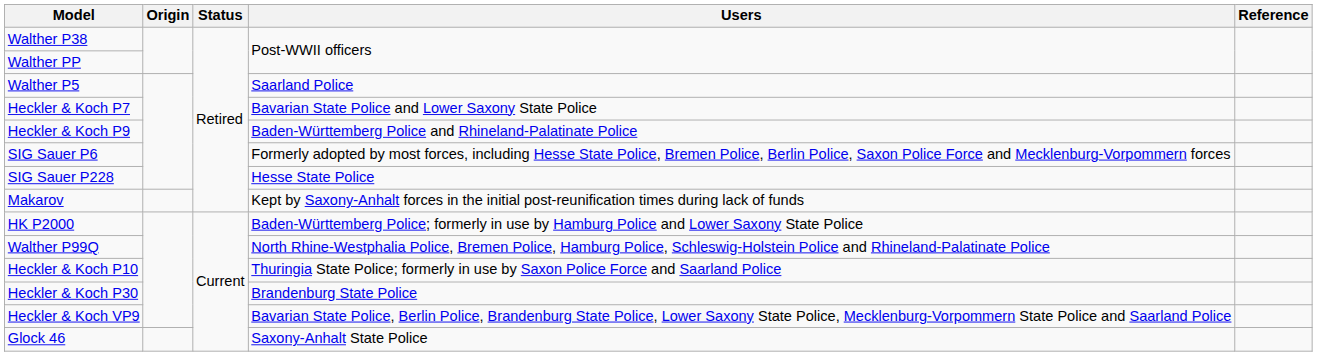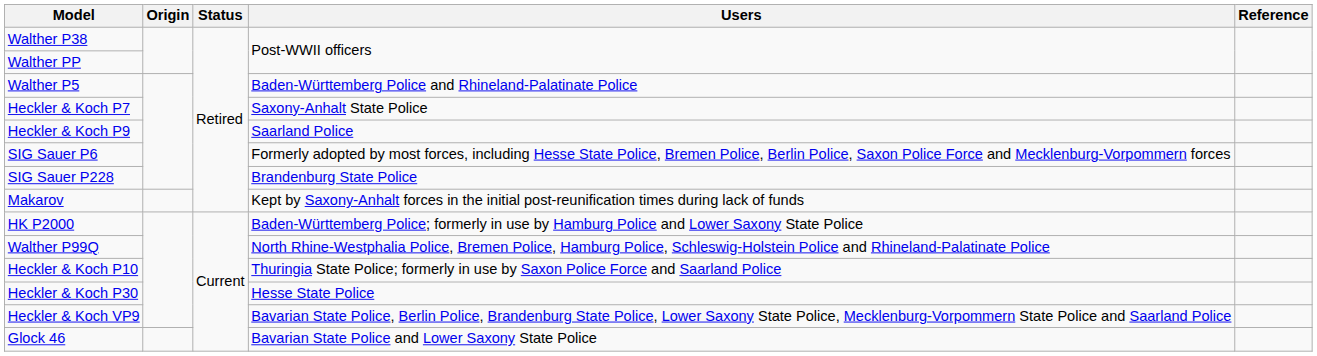(302, 85) Saarland Police -> (444, 85) Baden-Württemberg Police and Rhineland-Palatinate Police
(424, 108) Bavarian State Police and Lower Saxony State Police -> (339, 108) Saxony-Anhalt State Police
(444, 131) Baden-Württemberg Police and Rhineland-Palatinate Police -> (302, 131) Saarland Police
(313, 177) Hesse State Police -> (334, 177) Brandenburg State Police
(334, 293) Brandenburg State Police -> (313, 293) Hesse State Police
(339, 339) Saxony-Anhalt State Police -> (424, 339) Bavarian State Police and Lower Saxony State Police
